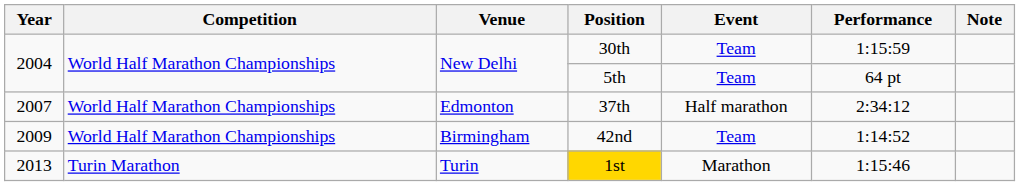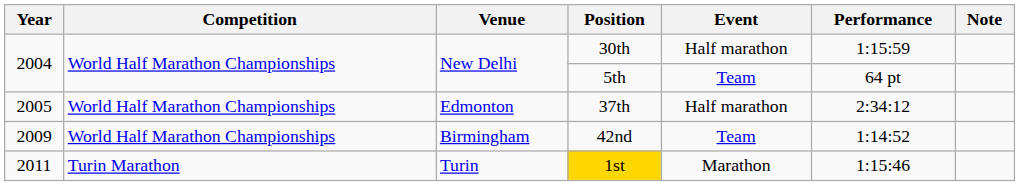(736, 48) Team -> (736, 48) Half marathon
(34, 107) 2007 -> (34, 107) 2005
(34, 165) 2013 -> (34, 165) 2011
